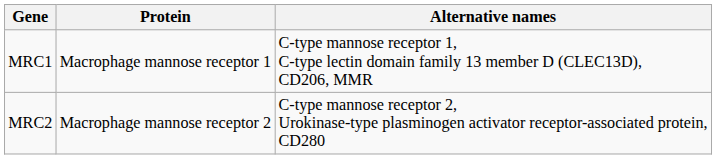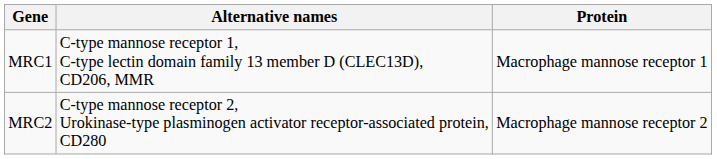columns swapped: (165, 17) <-> (493, 17)
